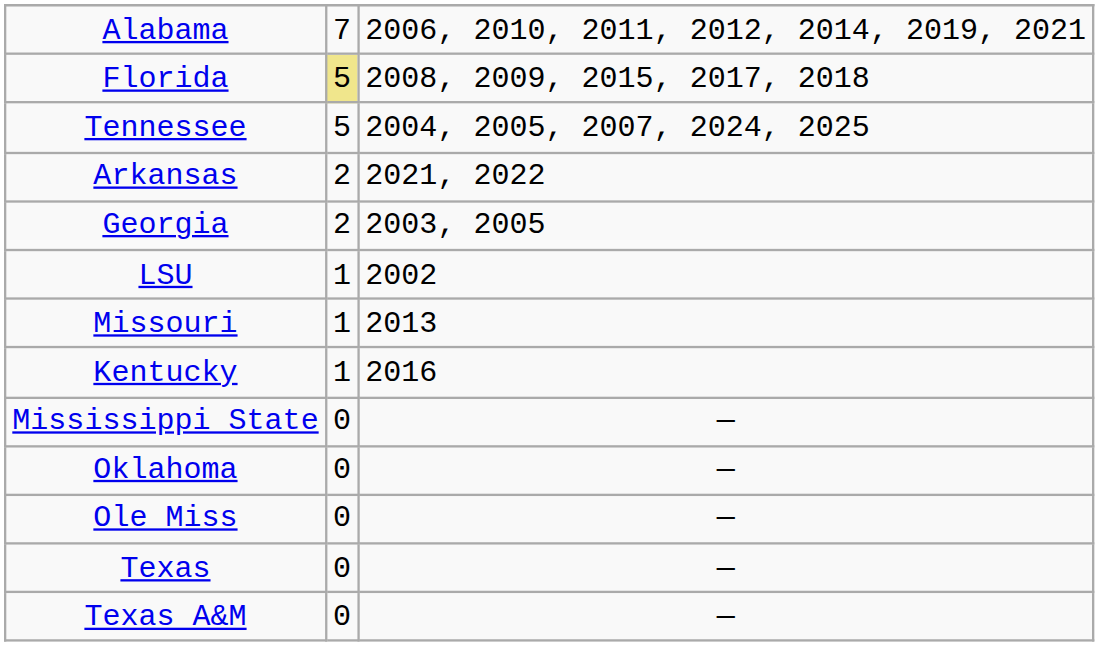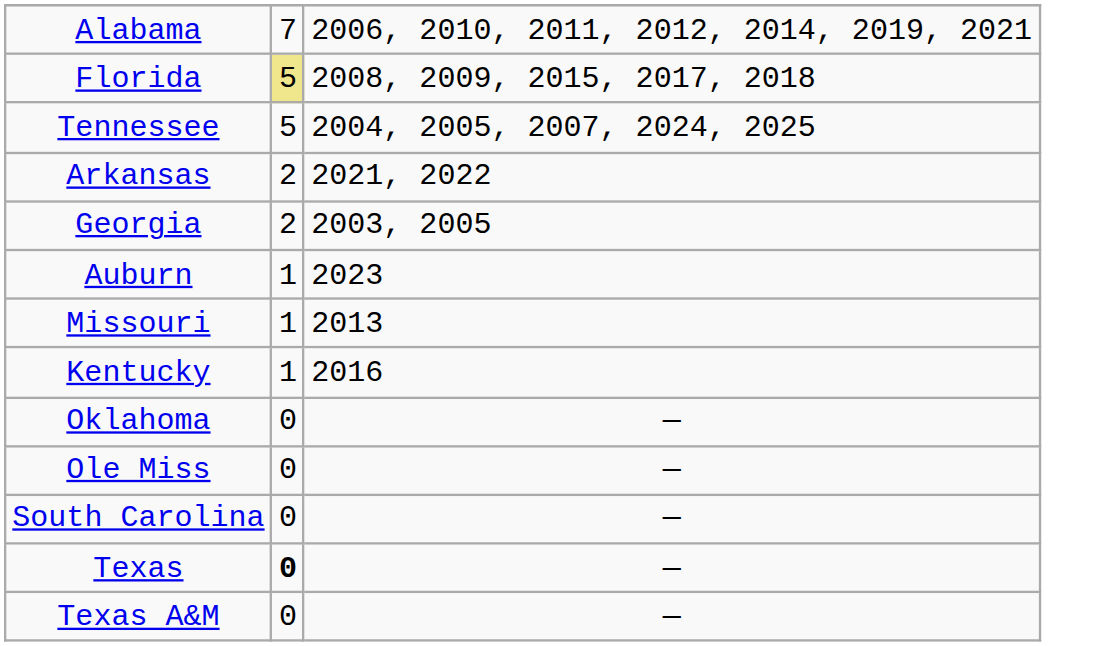- row: (165, 274)
+ row: (138, 274)
- row: (165, 421)
+ row: (138, 519)
(342, 568) normal -> (288, 568) bold
